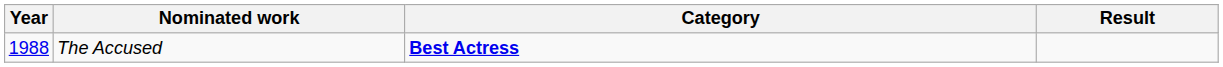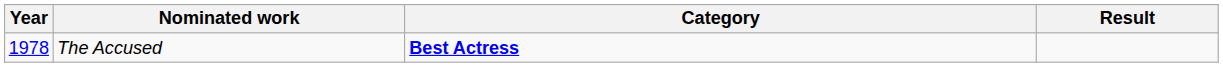(29, 47) 1988 -> (29, 47) 1978
